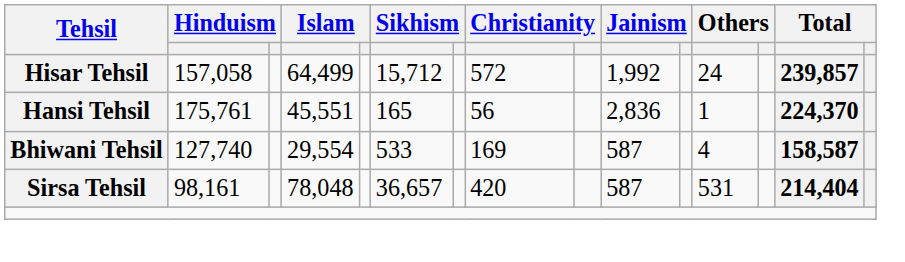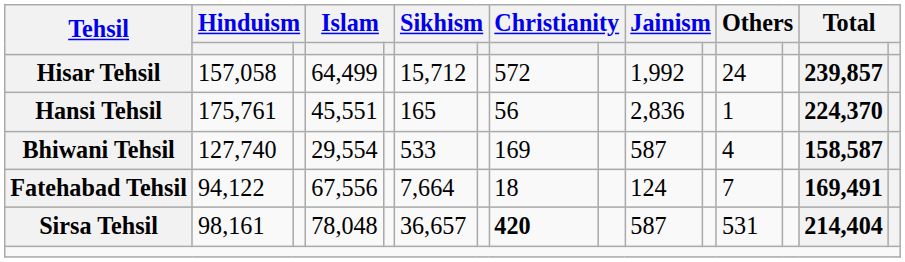+ row: (99, 188)
(488, 188) normal -> (512, 226) bold
